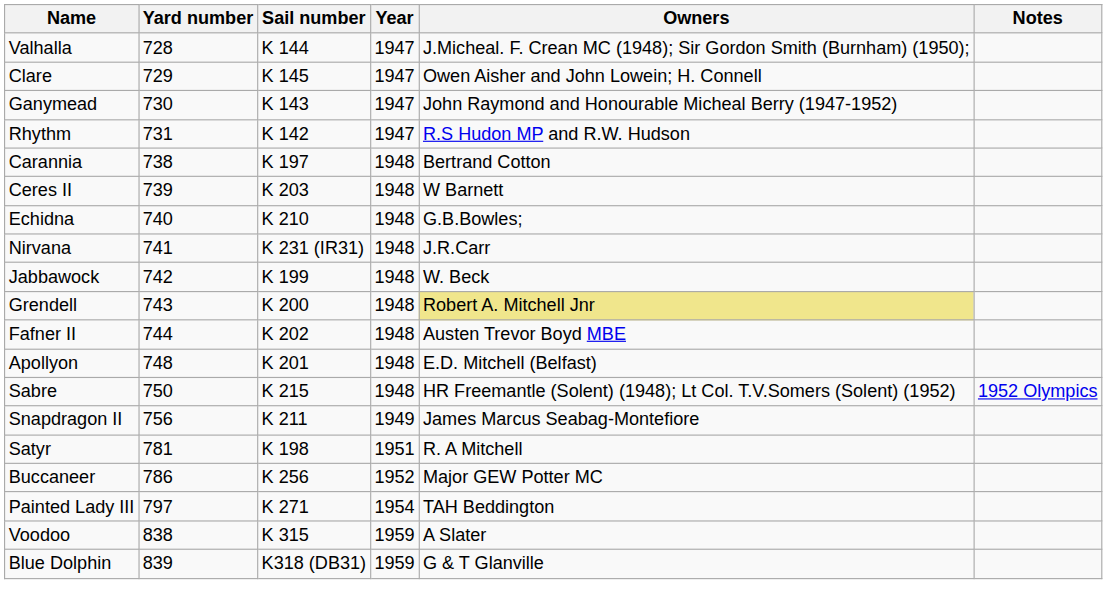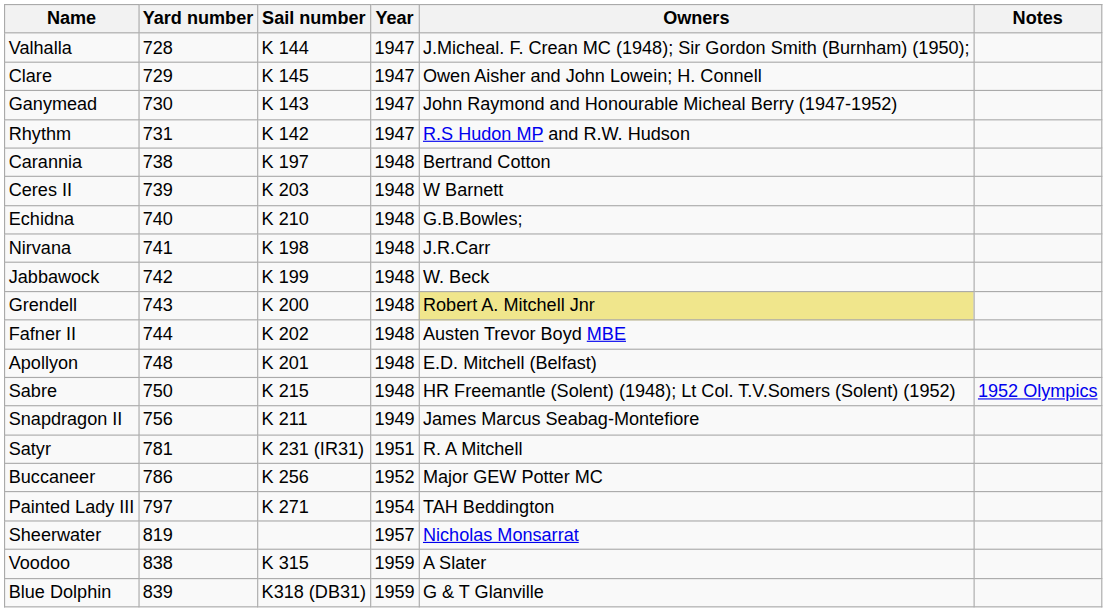(313, 248) K 231 (IR31) -> (285, 248) K 198
(285, 448) K 198 -> (313, 448) K 231 (IR31)
+ row: (55, 534)
